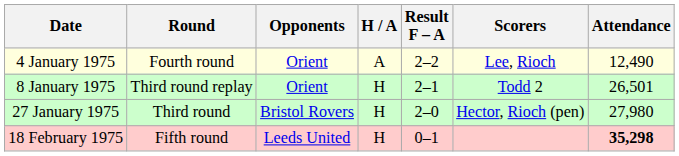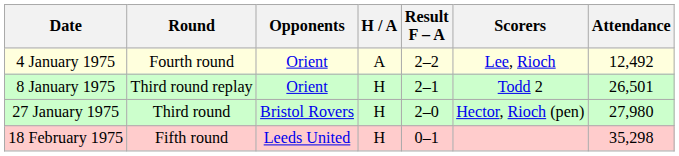(631, 61) 12,490 -> (631, 61) 12,492
(631, 138) bold -> (631, 138) normal
